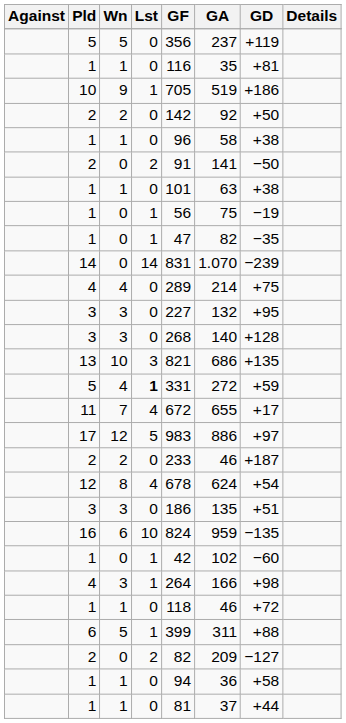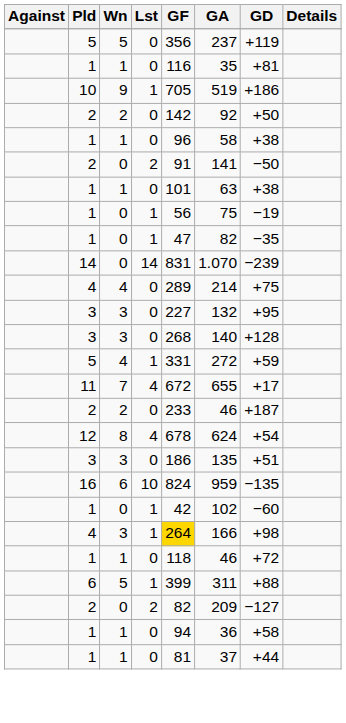- row: (88, 361)
(154, 386) bold -> (154, 361) normal
- row: (88, 435)
(178, 582) no background -> (178, 533) gold background
